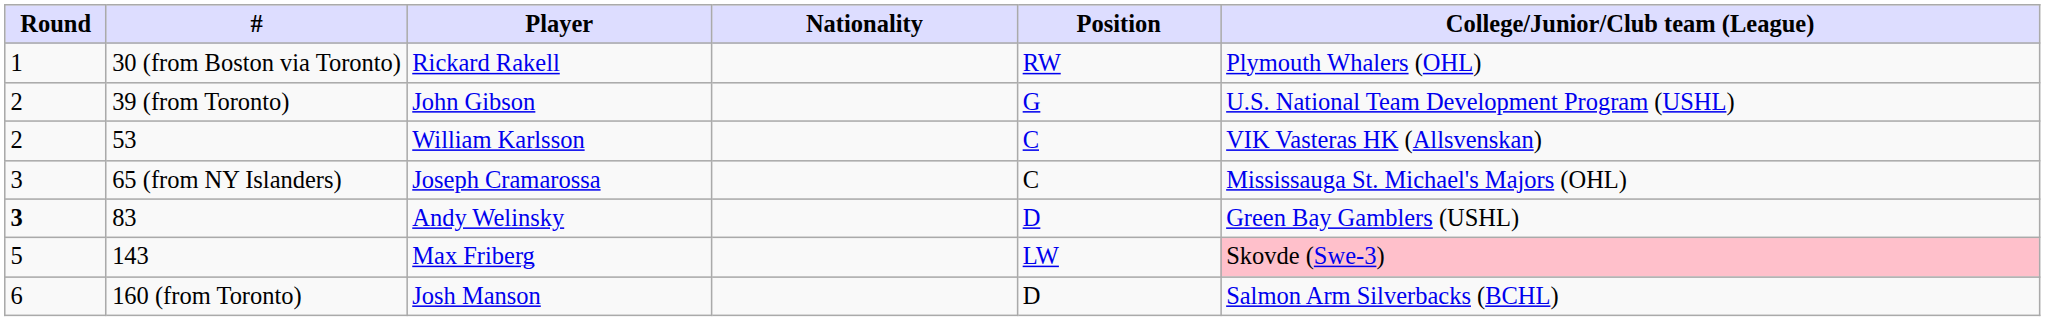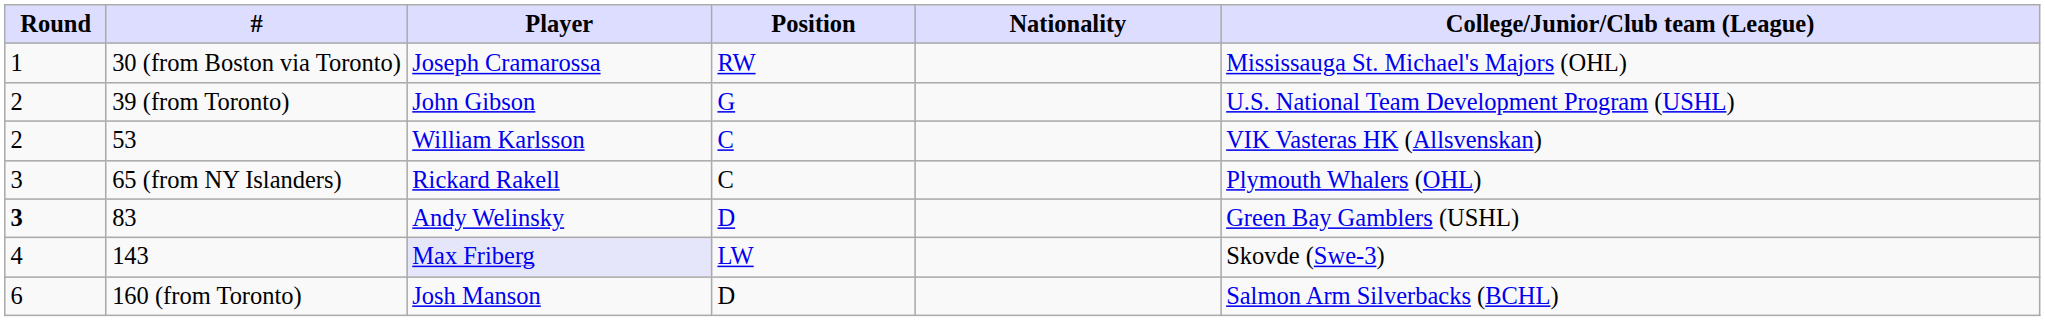columns swapped: (1119, 23) <-> (864, 23)
(486, 62) Rickard Rakell -> (506, 62) Joseph Cramarossa
(1354, 62) Plymouth Whalers (OHL) -> (1427, 62) Mississauga St. Michael's Majors (OHL)
(506, 179) Joseph Cramarossa -> (486, 179) Rickard Rakell
(1427, 179) Mississauga St. Michael's Majors (OHL) -> (1354, 179) Plymouth Whalers (OHL)
(17, 256) 5 -> (17, 256) 4
(474, 256) no background -> (474, 256) lavender background
(1305, 256) pink background -> (1305, 256) no background
